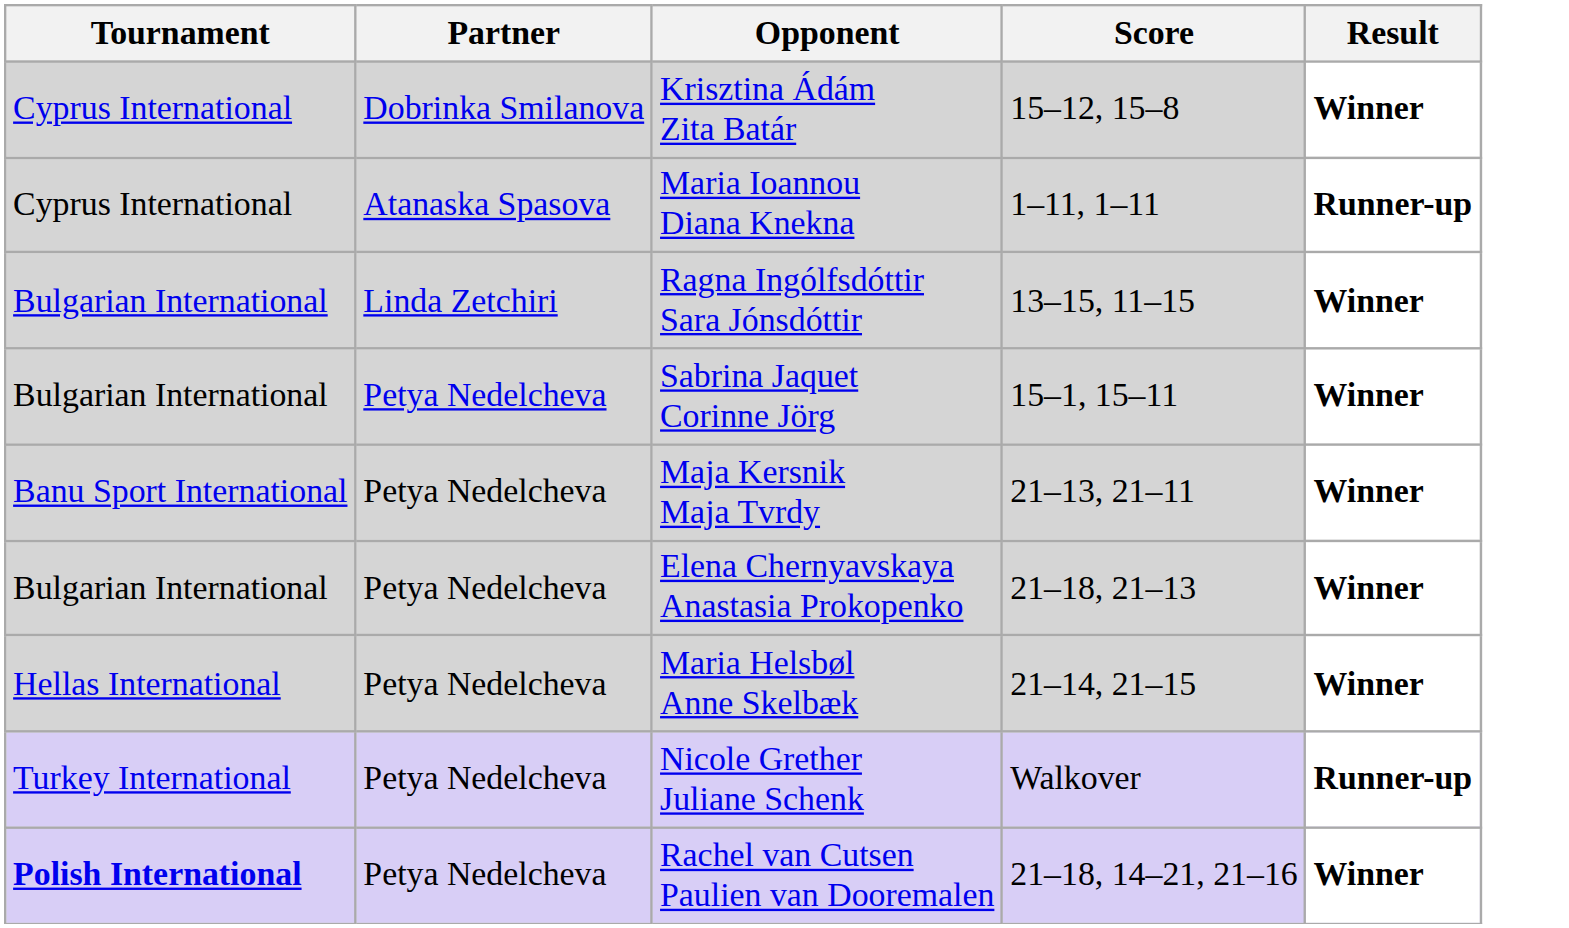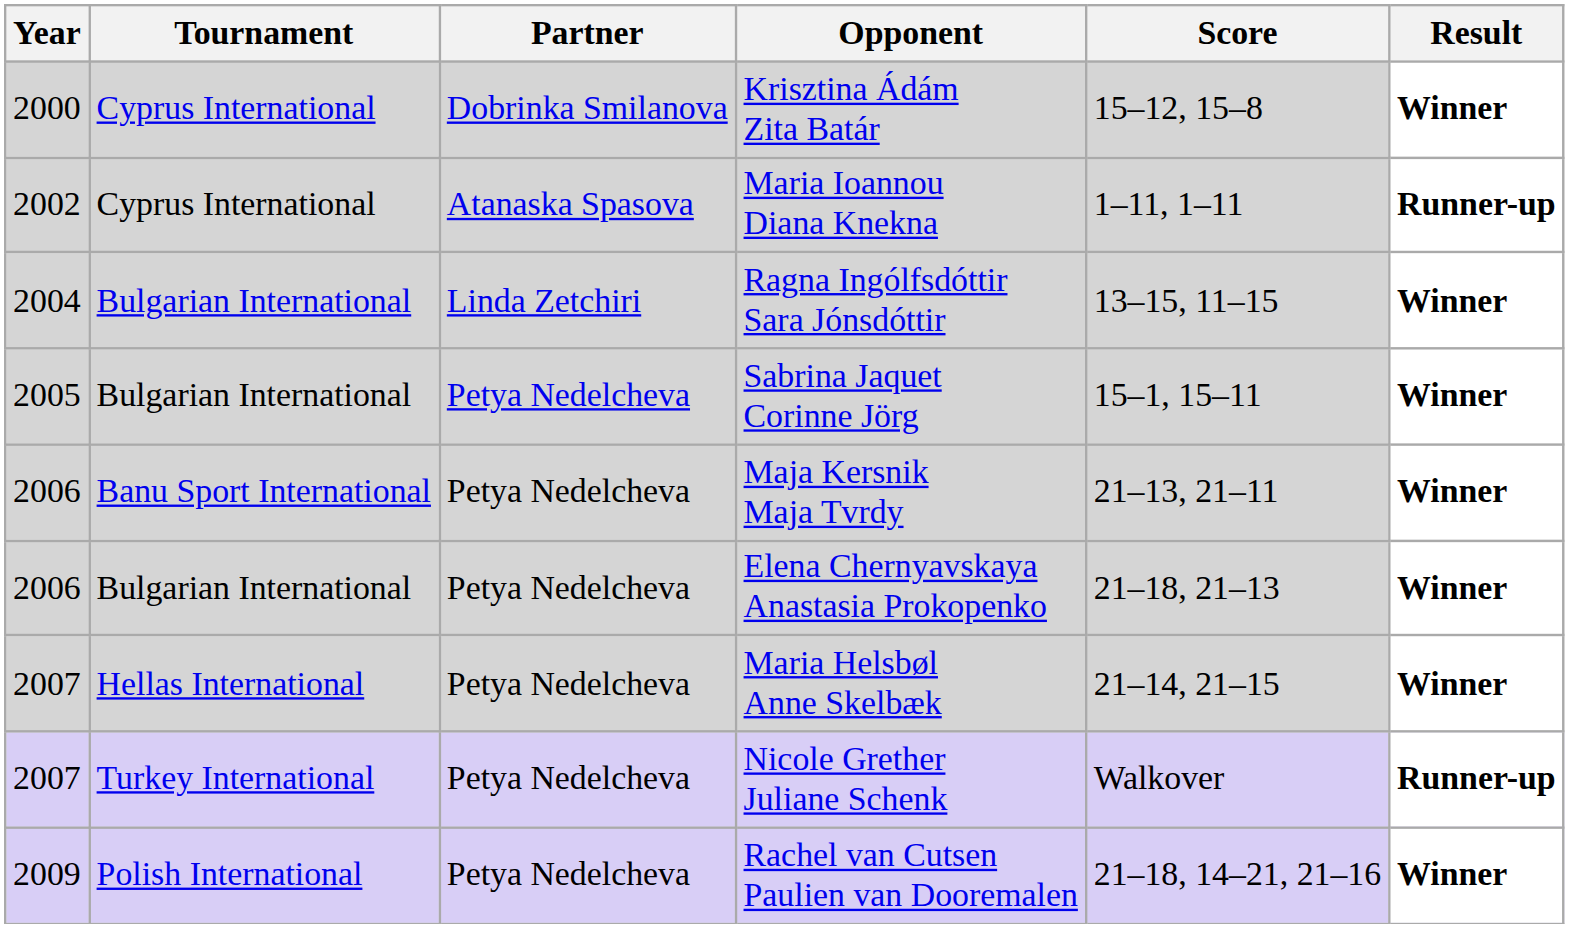+ column: (47, 32)
(157, 874) bold -> (230, 874) normal
